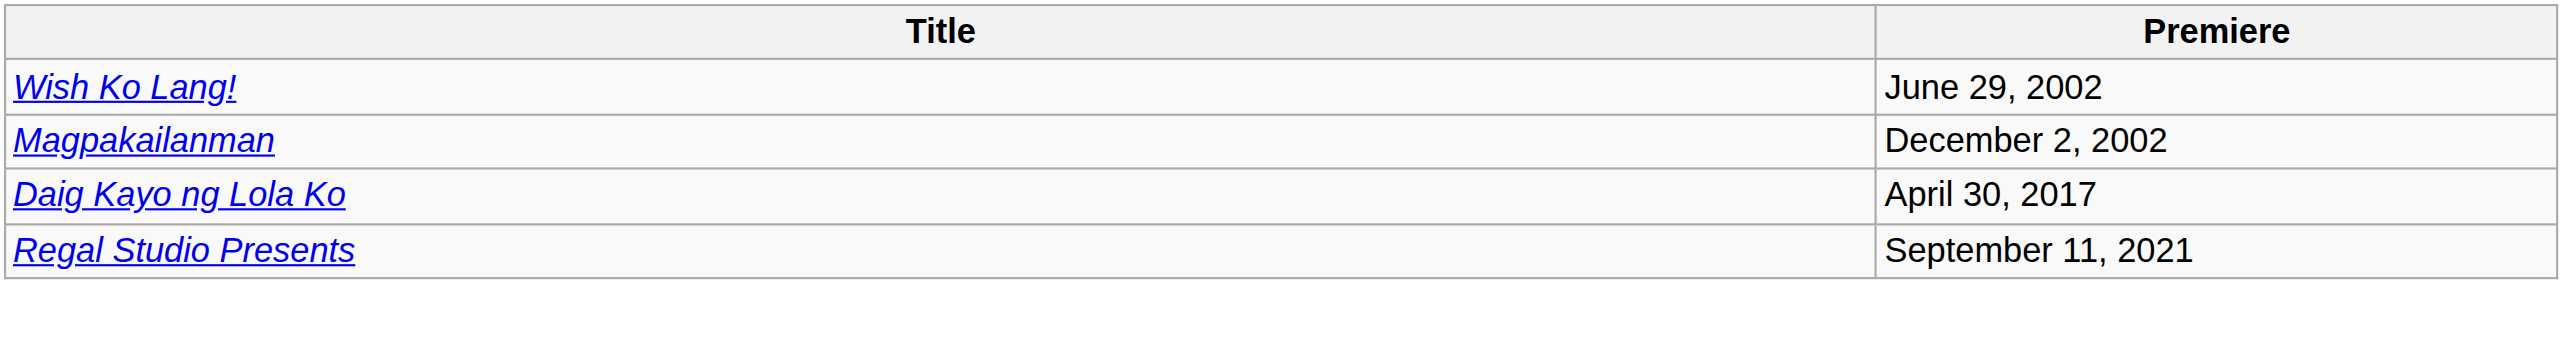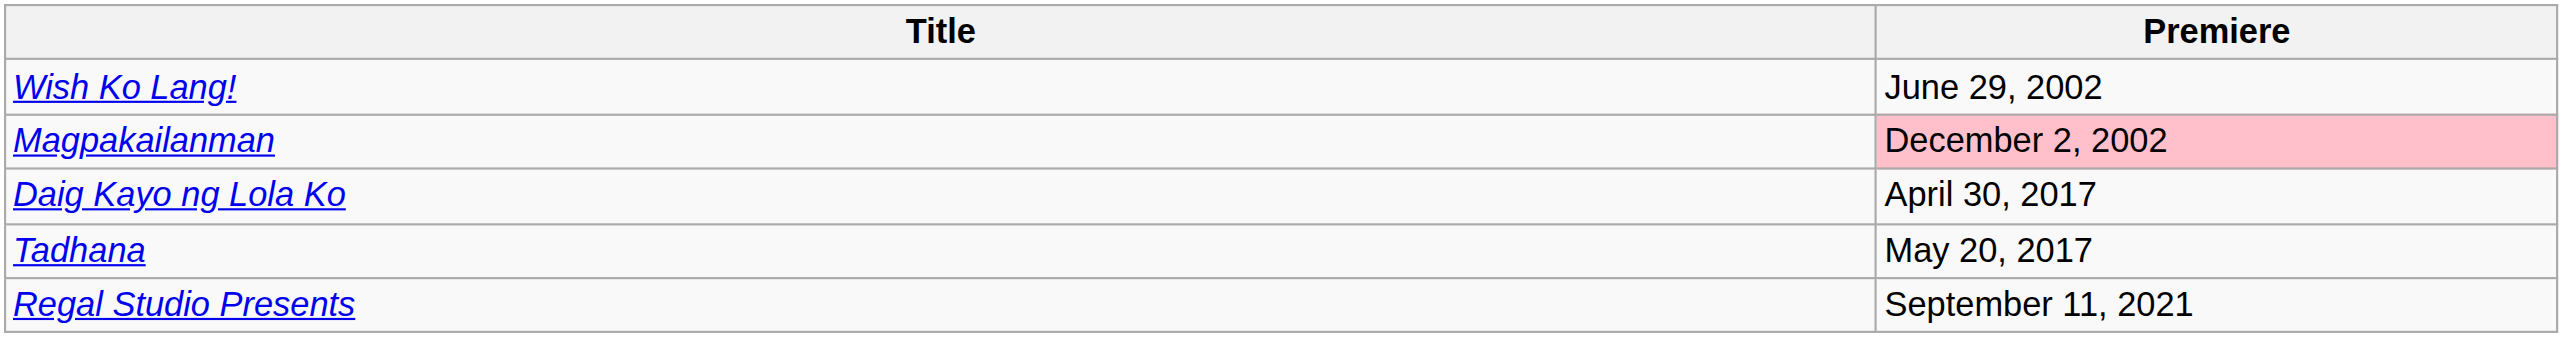(2026, 140) no background -> (2026, 140) pink background
+ row: (79, 250)
